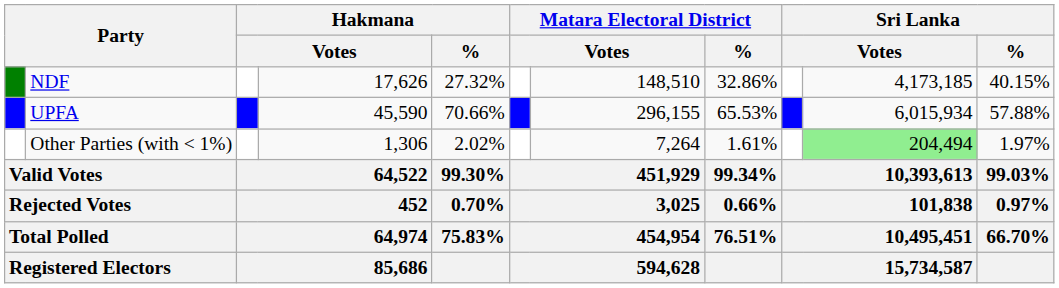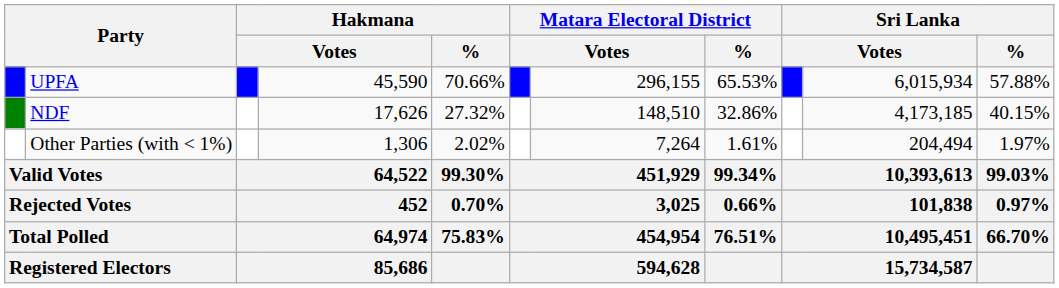rows swapped: (55, 112) <-> (50, 81)
(941, 143) lightgreen background -> (941, 143) no background
